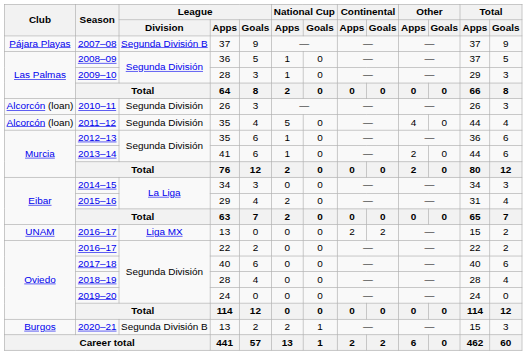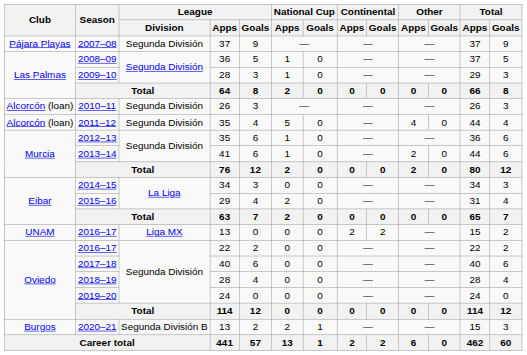(164, 43) Segunda División B -> (164, 43) Segunda División
